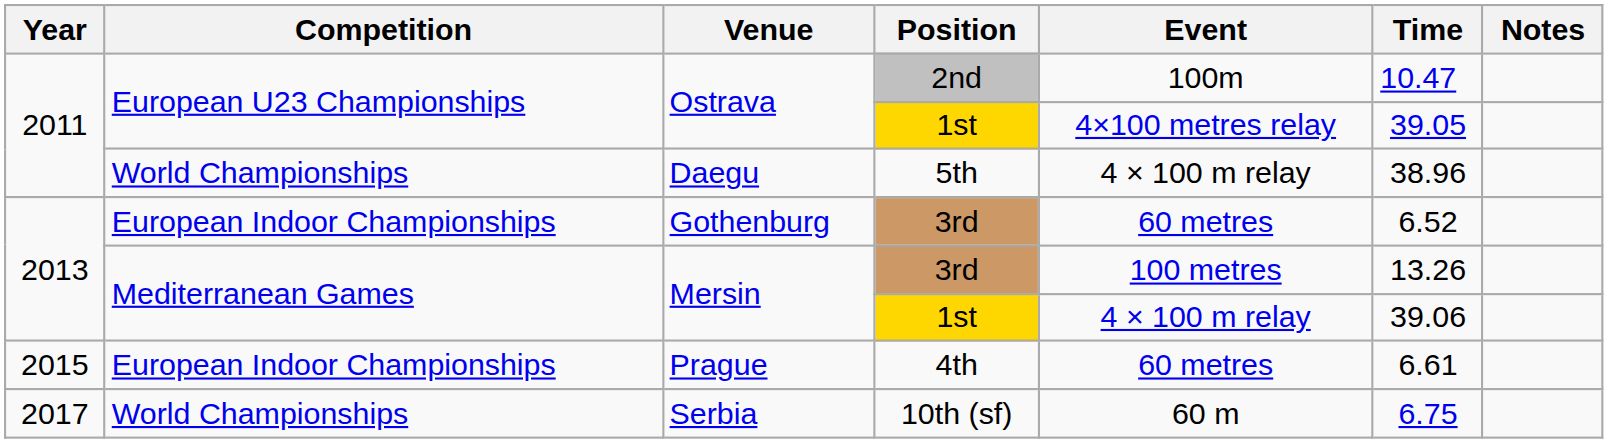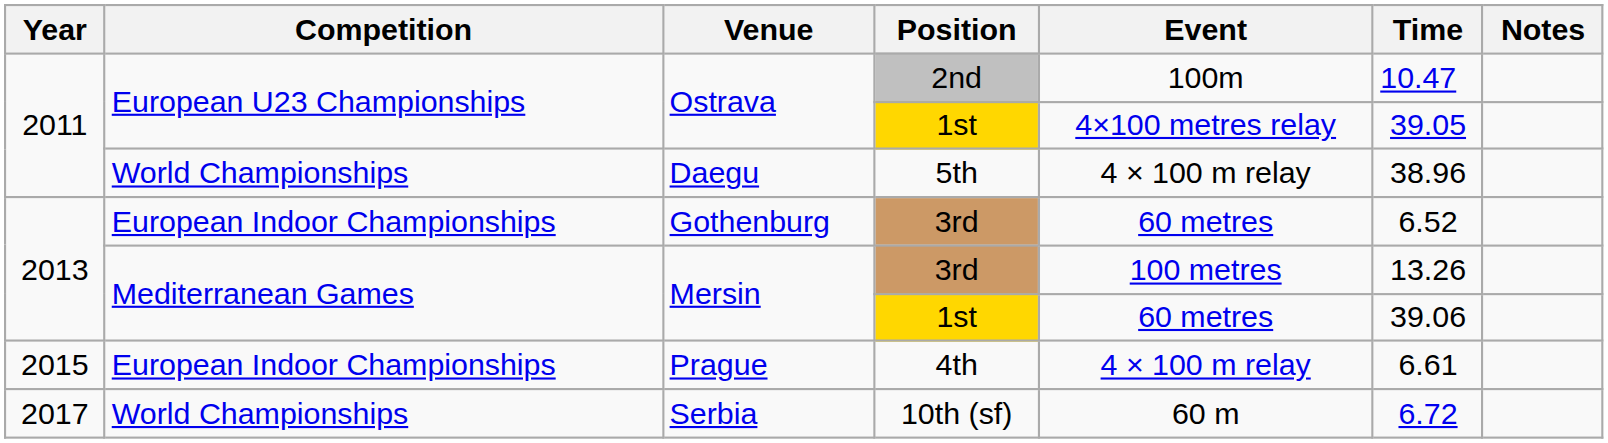(1206, 317) 4 × 100 m relay -> (1206, 317) 60 metres
(1206, 365) 60 metres -> (1206, 365) 4 × 100 m relay
(1428, 413) 6.75 -> (1428, 413) 6.72
